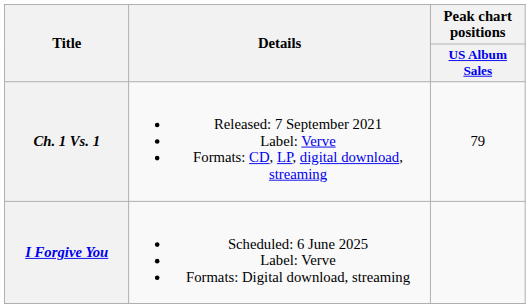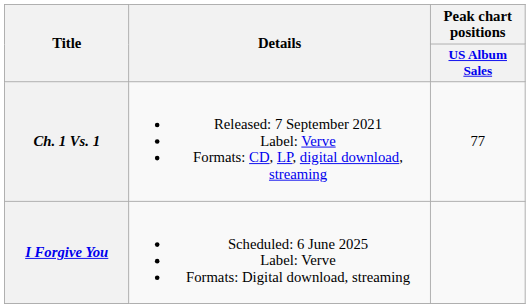(478, 141) 79 -> (478, 141) 77
